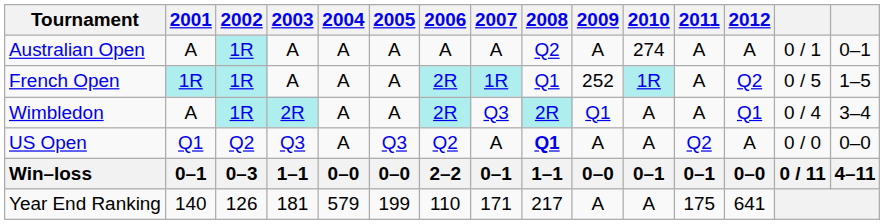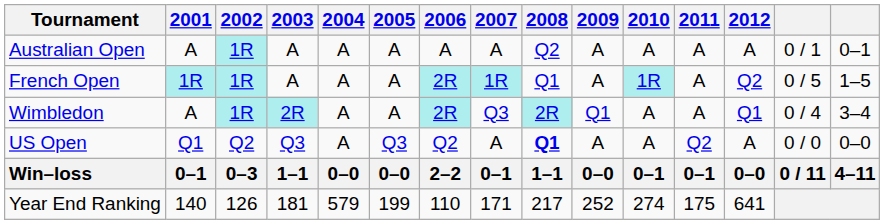(649, 50) 274 -> (649, 50) A
(598, 80) 252 -> (598, 80) A
(598, 203) A -> (598, 203) 252
(649, 203) A -> (649, 203) 274
